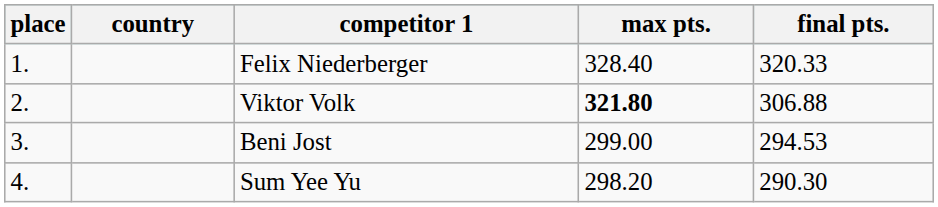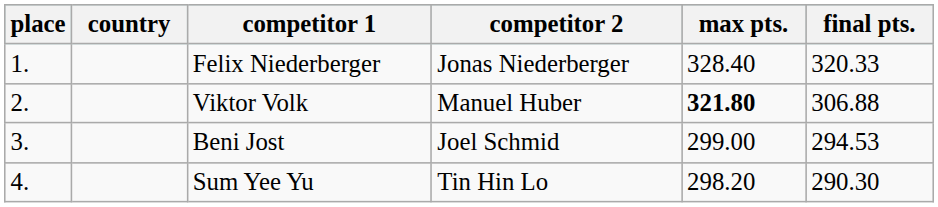+ column: (557, 24)
